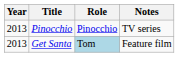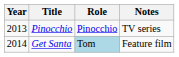(17, 44) 2013 -> (17, 44) 2014
